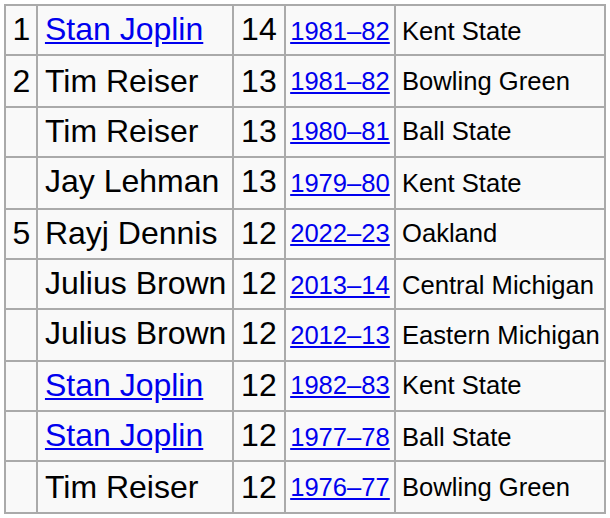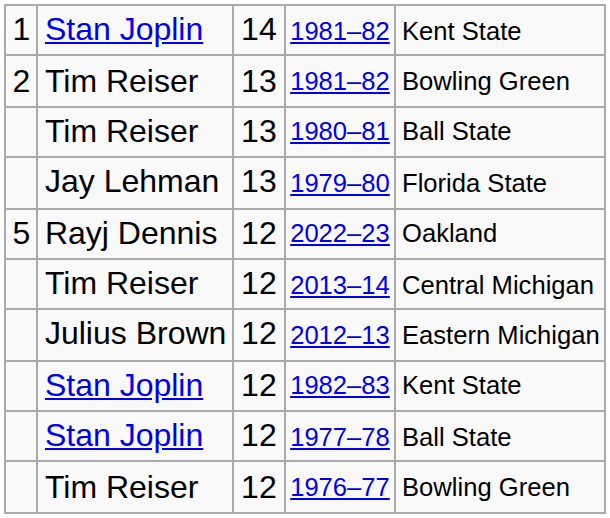(462, 183) Kent State -> (475, 183) Florida State
(136, 283) Julius Brown -> (122, 283) Tim Reiser
